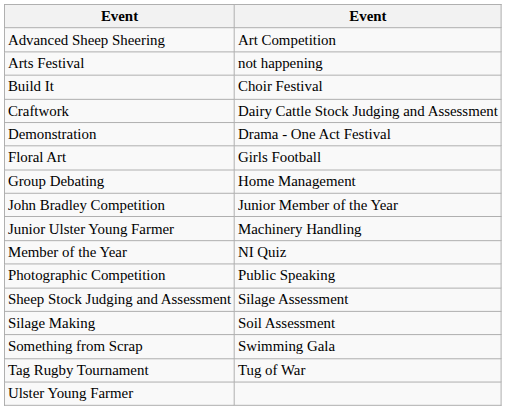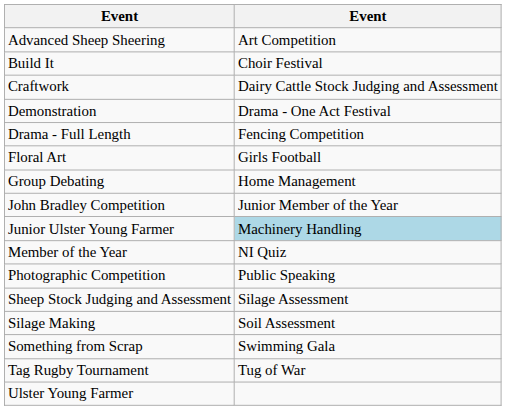- row: (46, 63)
+ row: (69, 134)
(300, 228) no background -> (300, 228) lightblue background
